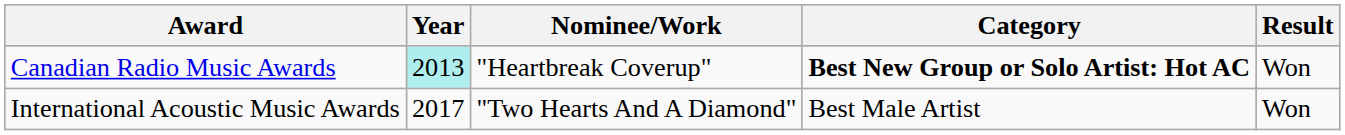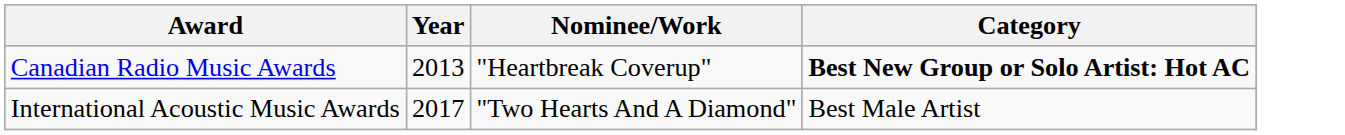- column: (1298, 25)
(438, 66) paleturquoise background -> (438, 66) no background
